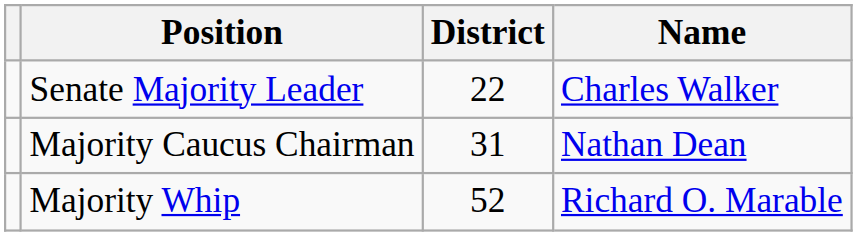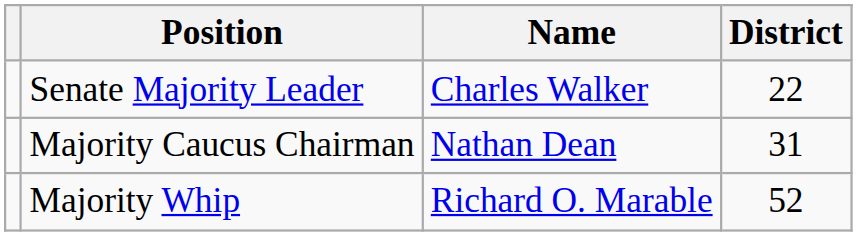columns swapped: (702, 32) <-> (488, 32)
